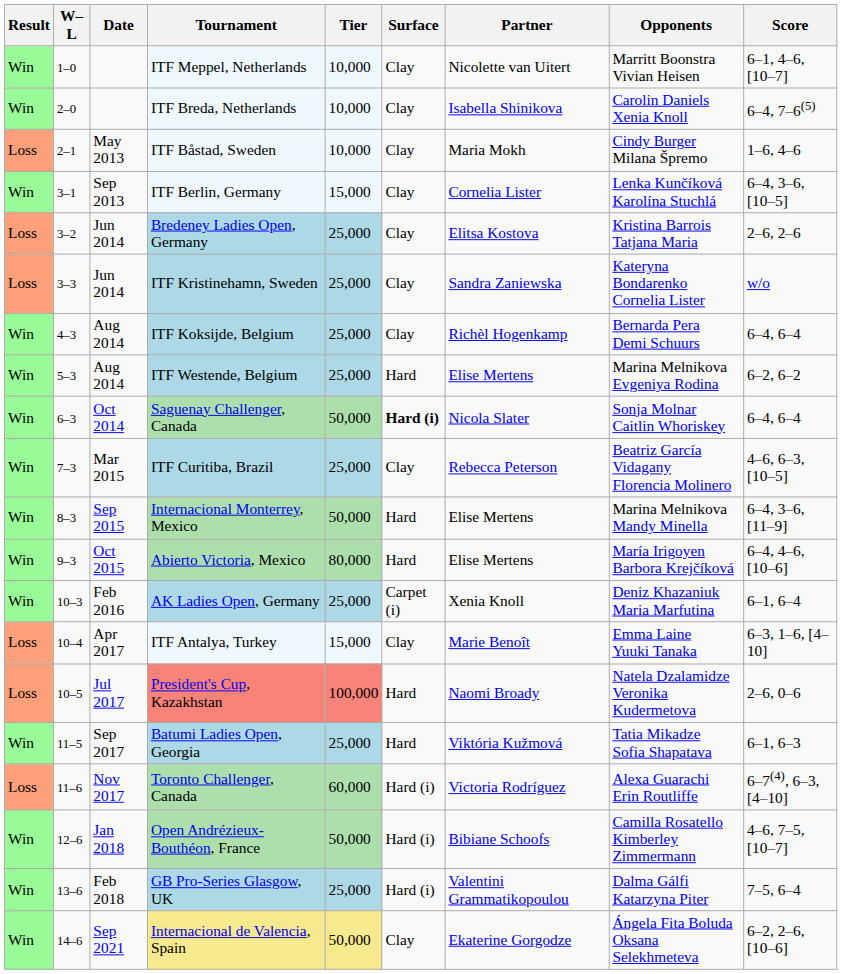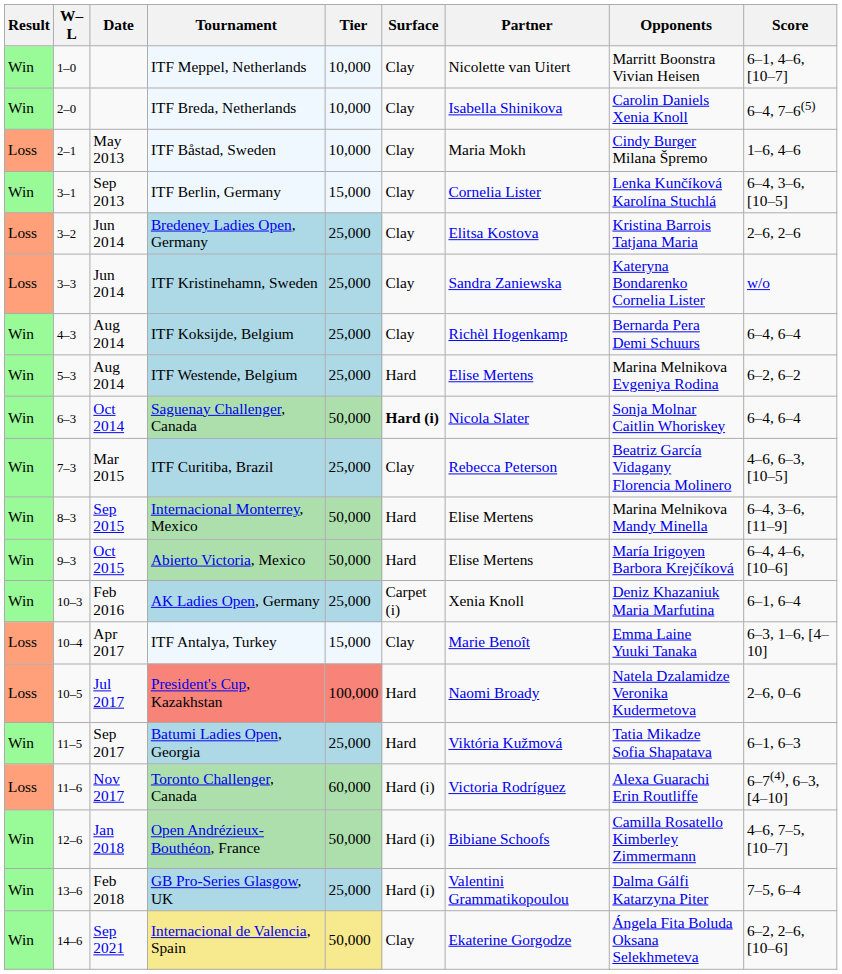(350, 559) 80,000 -> (350, 559) 50,000
